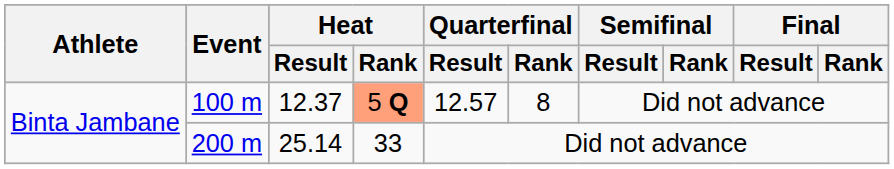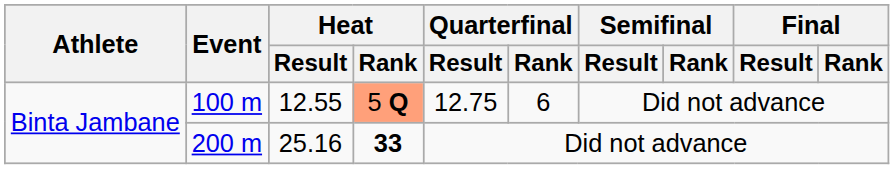(310, 103) 12.37 -> (310, 103) 12.55
(466, 103) 12.57 -> (466, 103) 12.75
(543, 103) 8 -> (543, 103) 6
(310, 143) 25.14 -> (310, 143) 25.16
(388, 143) normal -> (388, 143) bold
